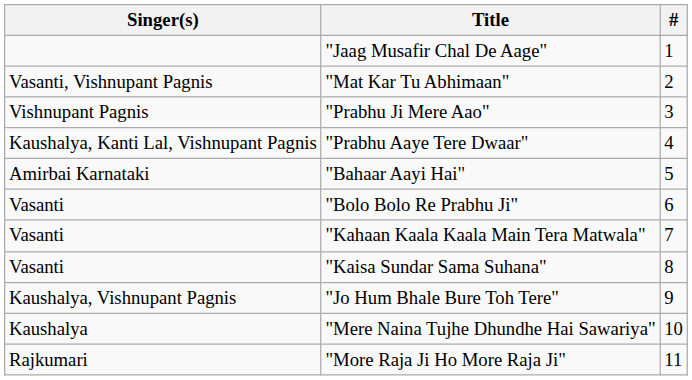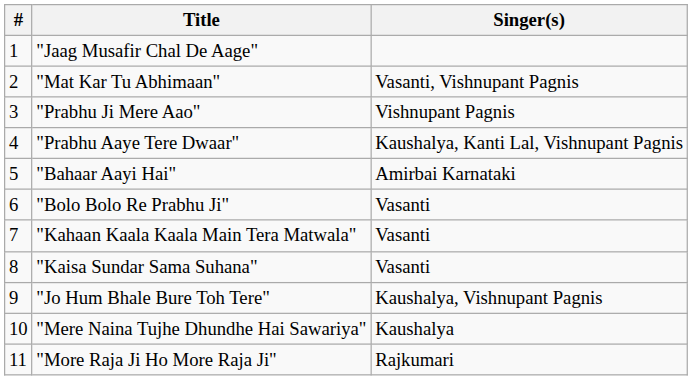columns swapped: (674, 20) <-> (163, 20)
